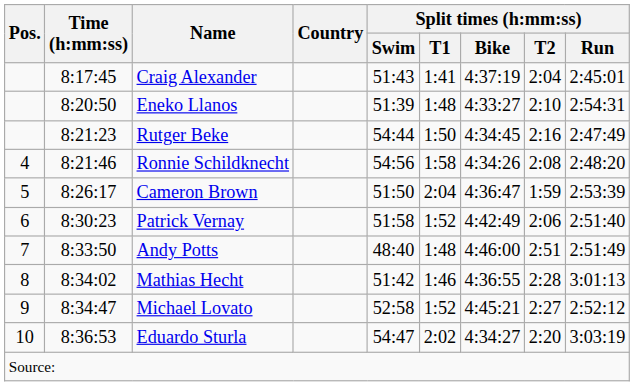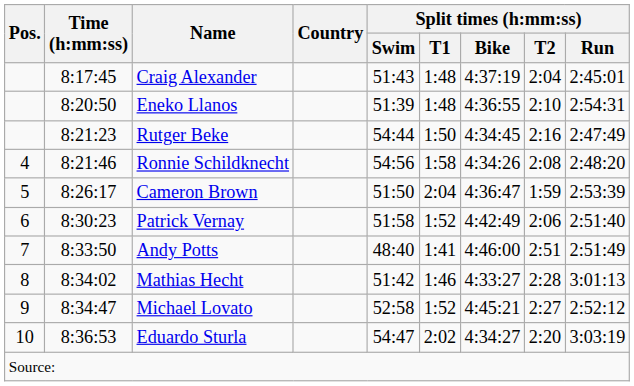(440, 76) 1:41 -> (440, 76) 1:48
(492, 105) 4:33:27 -> (492, 105) 4:36:55
(440, 250) 1:48 -> (440, 250) 1:41
(492, 279) 4:36:55 -> (492, 279) 4:33:27
